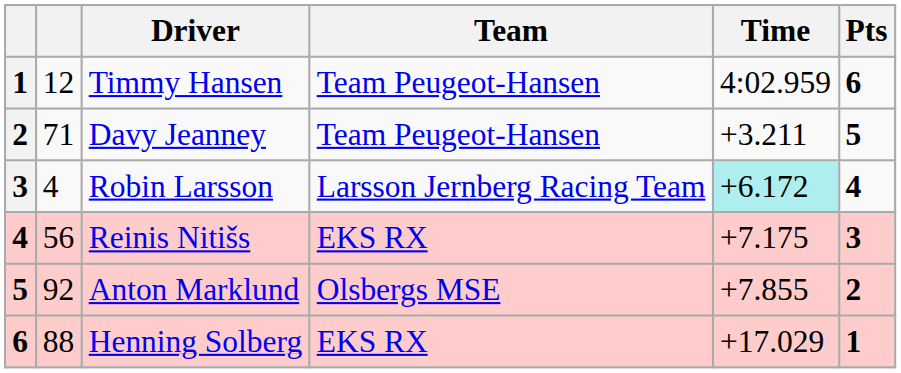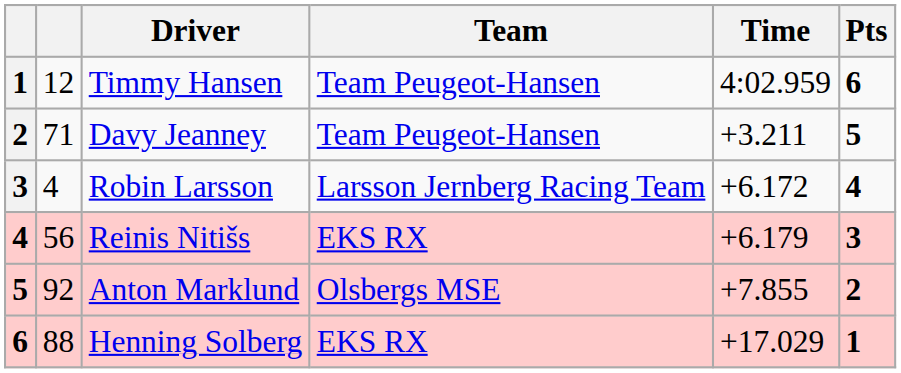(764, 186) paleturquoise background -> (764, 186) no background
(764, 238) +7.175 -> (764, 238) +6.179
